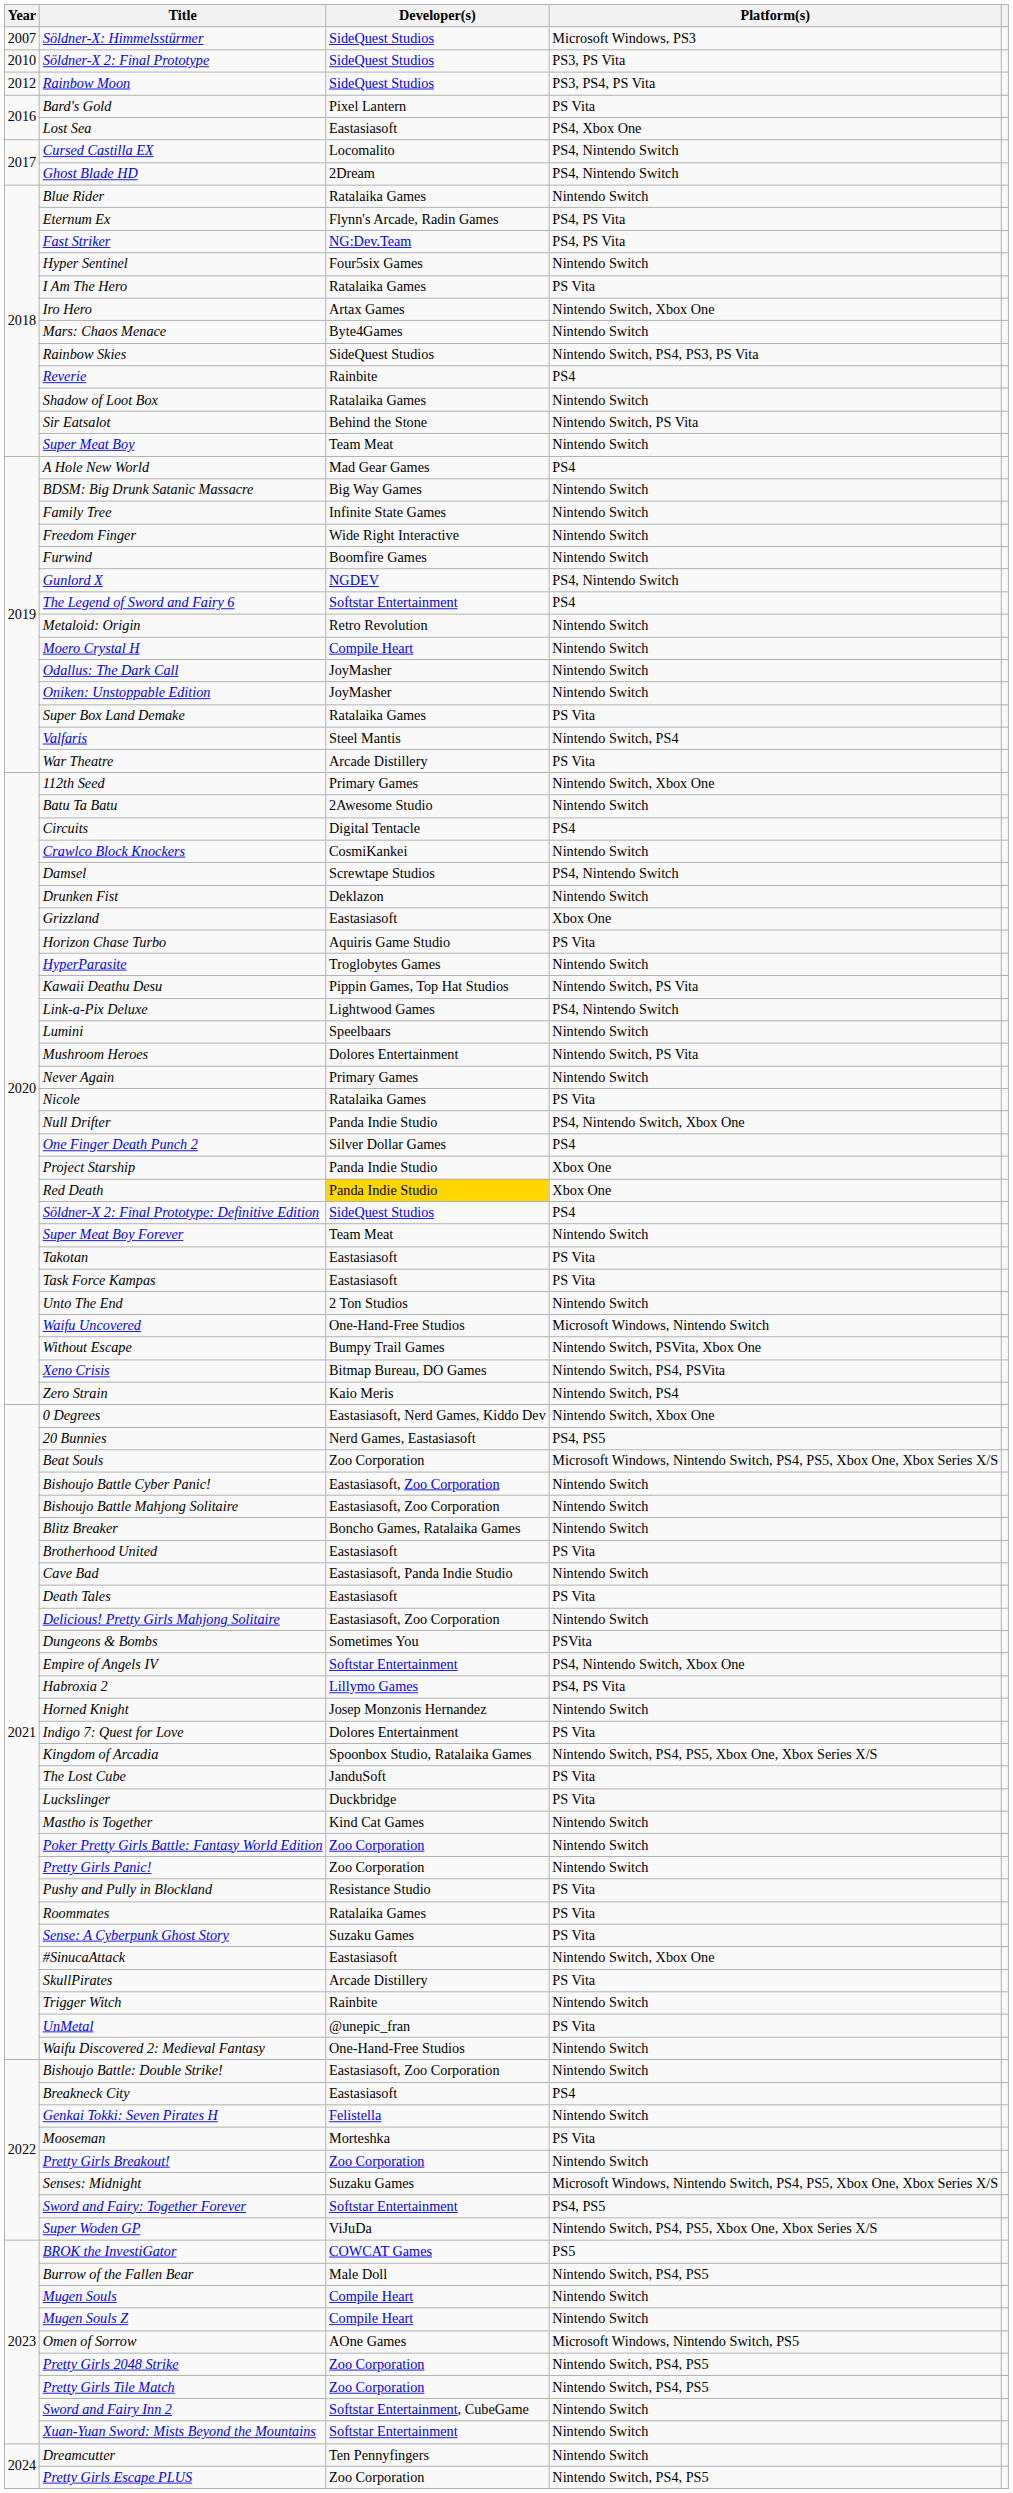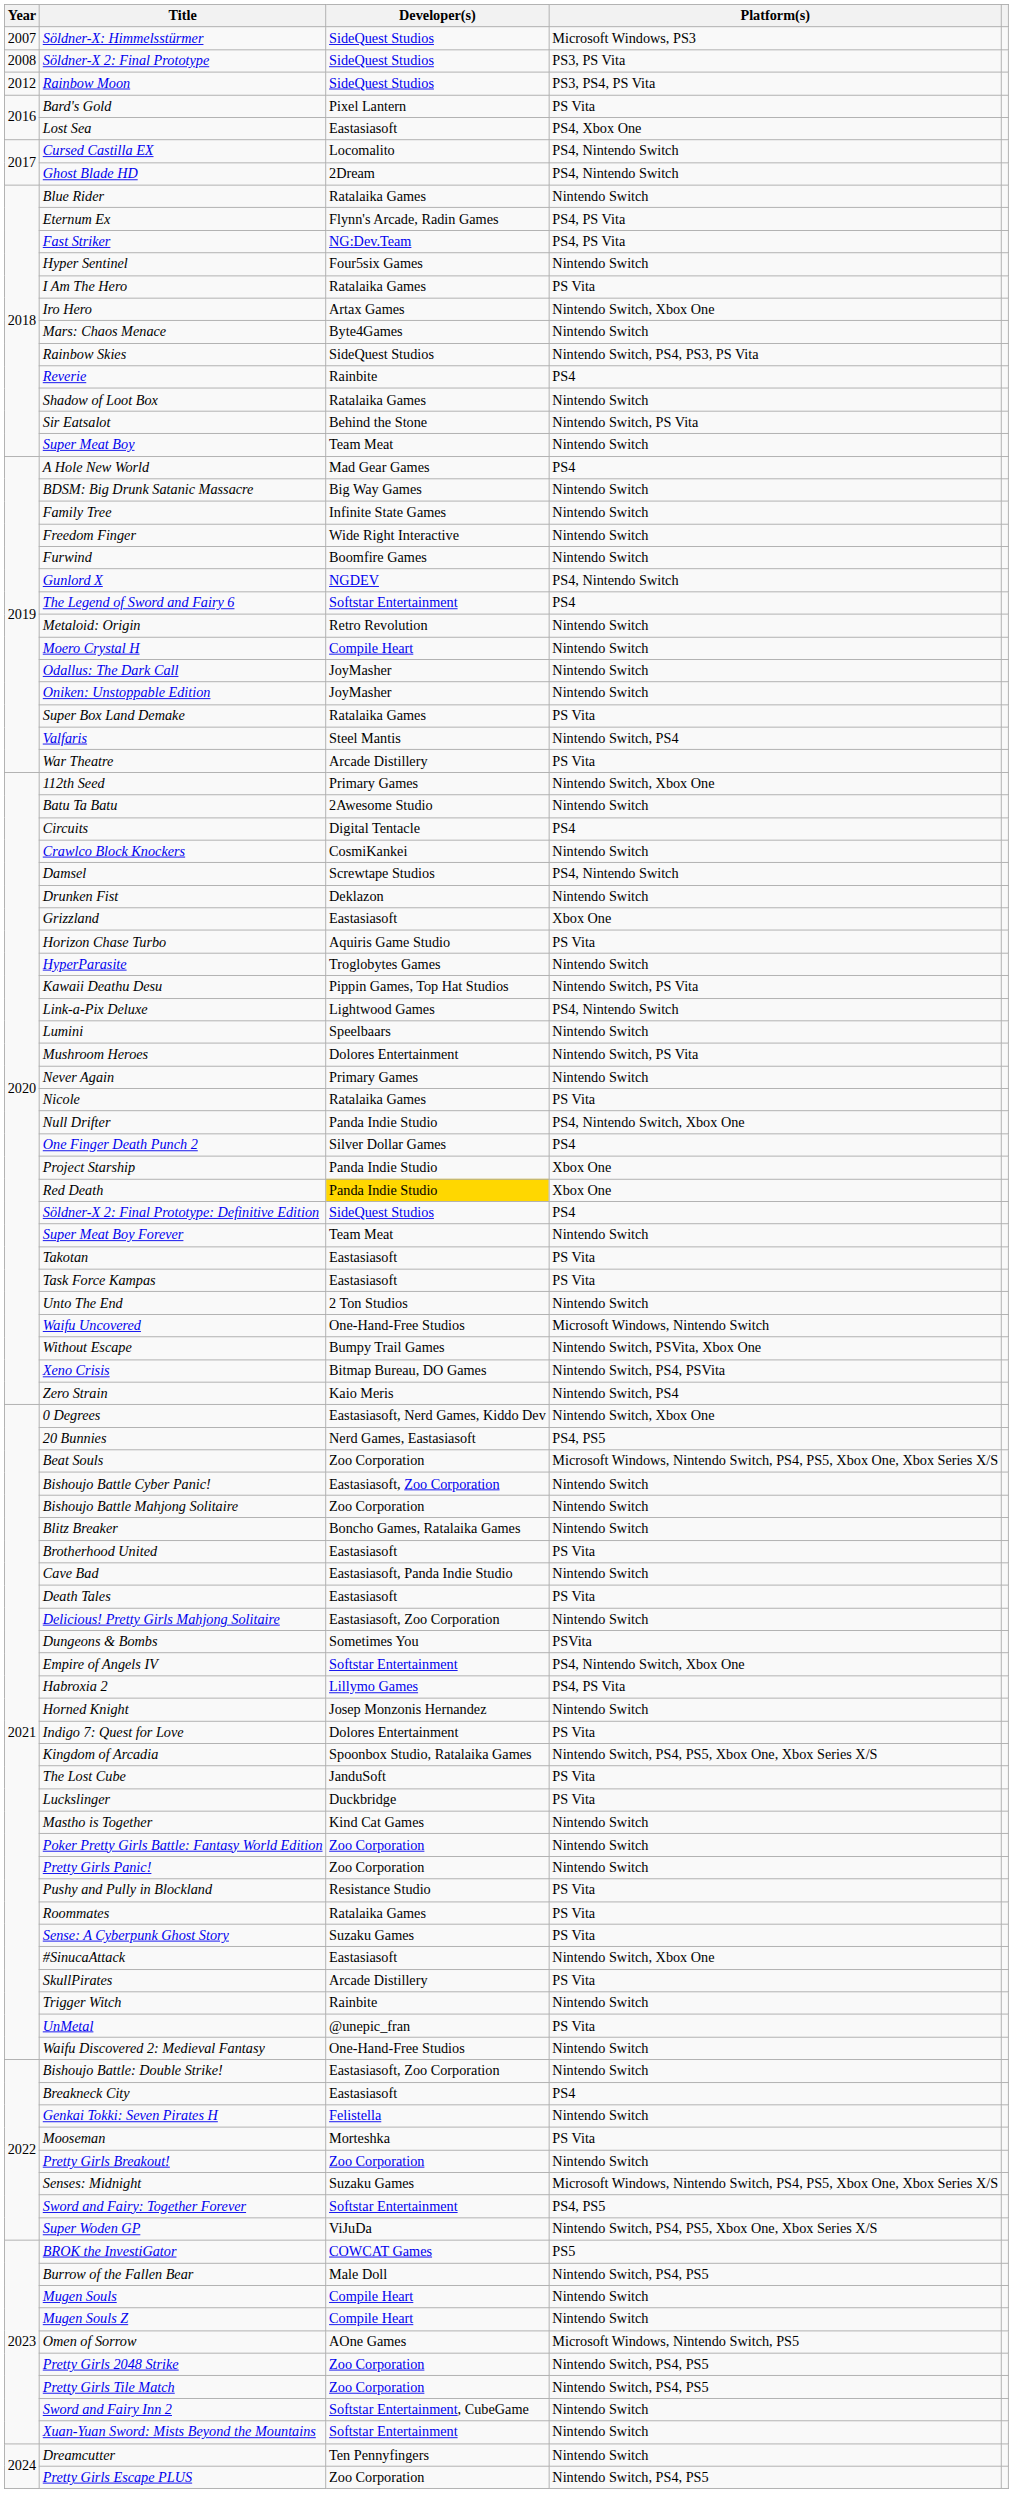(22, 60) 2010 -> (22, 60) 2008
(414, 1506) Eastasiasoft, Zoo Corporation -> (377, 1506) Zoo Corporation
